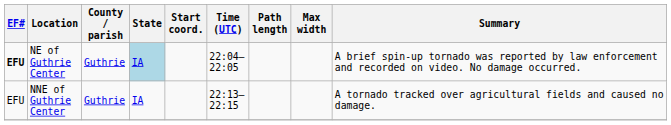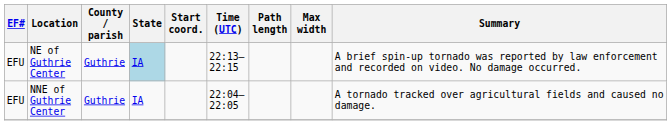(16, 62) bold -> (16, 62) normal
(227, 62) 22:04–22:05 -> (227, 62) 22:13–22:15
(227, 100) 22:13–22:15 -> (227, 100) 22:04–22:05
